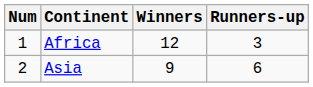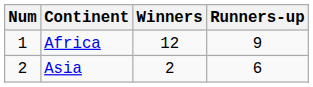(257, 43) 3 -> (257, 43) 9
(170, 69) 9 -> (170, 69) 2
